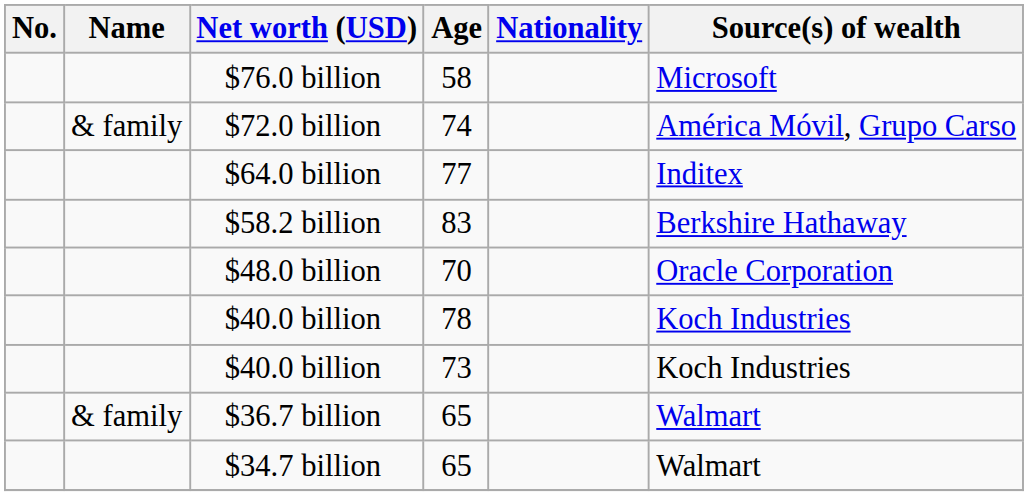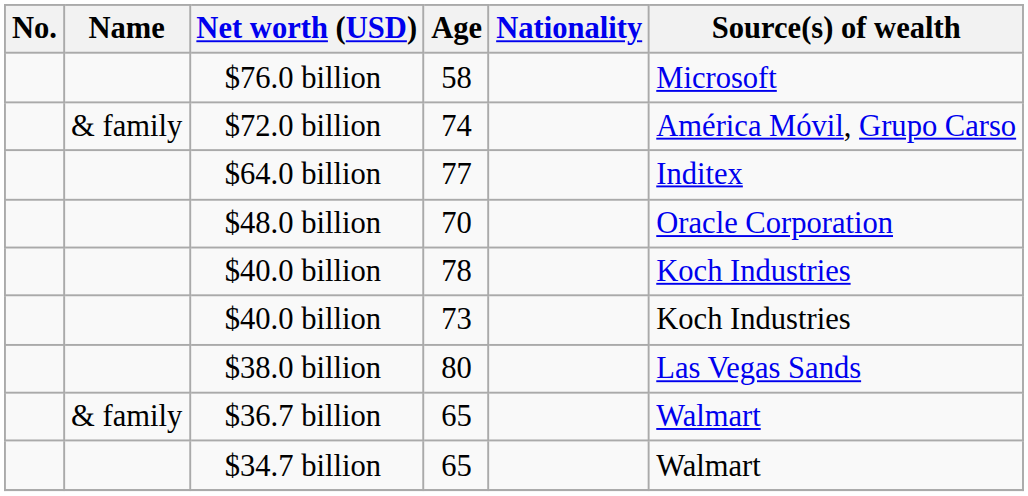- row: (307, 222)
+ row: (307, 367)
